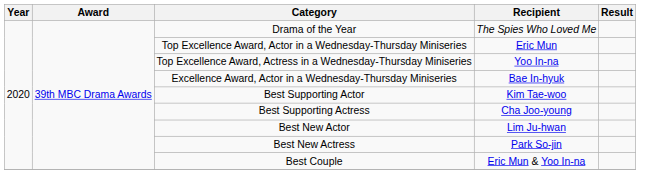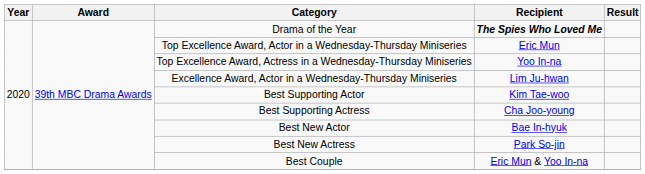(536, 29) normal -> (539, 29) bold
(536, 78) Bae In-hyuk -> (539, 78) Lim Ju-hwan
(536, 128) Lim Ju-hwan -> (539, 128) Bae In-hyuk
